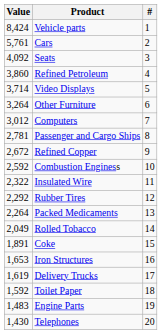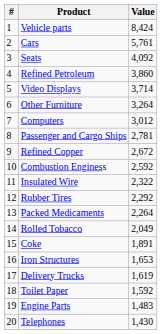columns swapped: (150, 12) <-> (18, 12)
